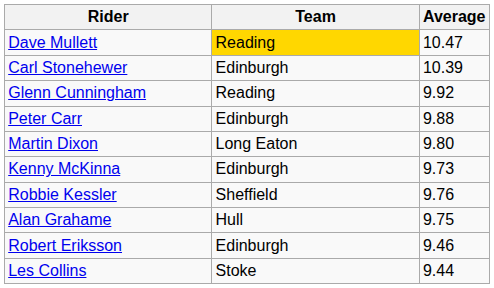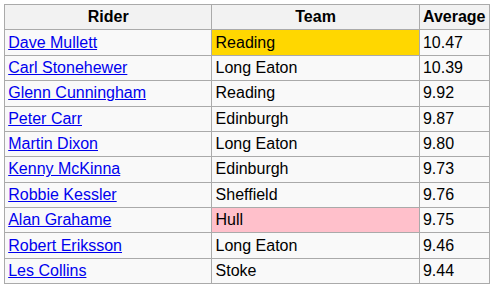(252, 67) Edinburgh -> (256, 67) Long Eaton
(439, 118) 9.88 -> (439, 118) 9.87
(229, 220) no background -> (229, 220) pink background
(252, 245) Edinburgh -> (256, 245) Long Eaton
